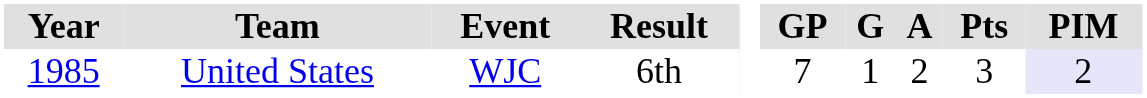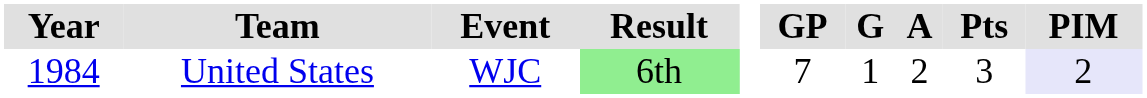(64, 70) 1985 -> (64, 70) 1984
(659, 70) no background -> (659, 70) lightgreen background
